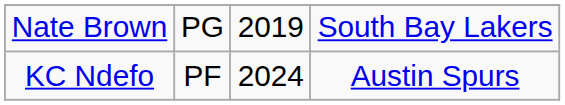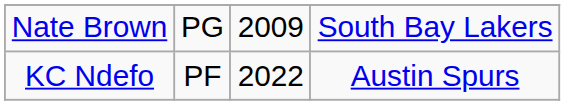(271, 28) 2019 -> (271, 28) 2009
(271, 75) 2024 -> (271, 75) 2022
